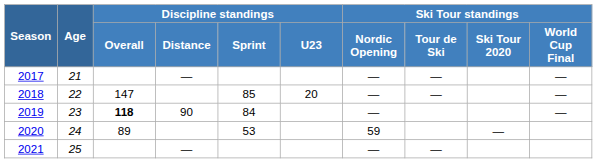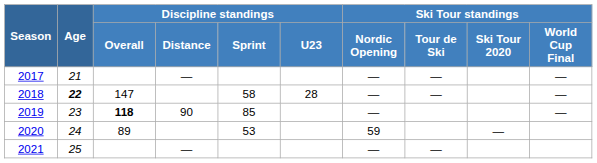(75, 94) normal -> (75, 94) bold
(249, 94) 85 -> (249, 94) 58
(311, 94) 20 -> (311, 94) 28
(249, 113) 84 -> (249, 113) 85
